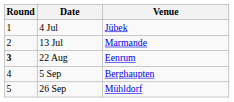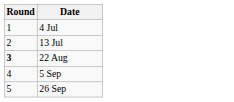- column: (166, 12)
